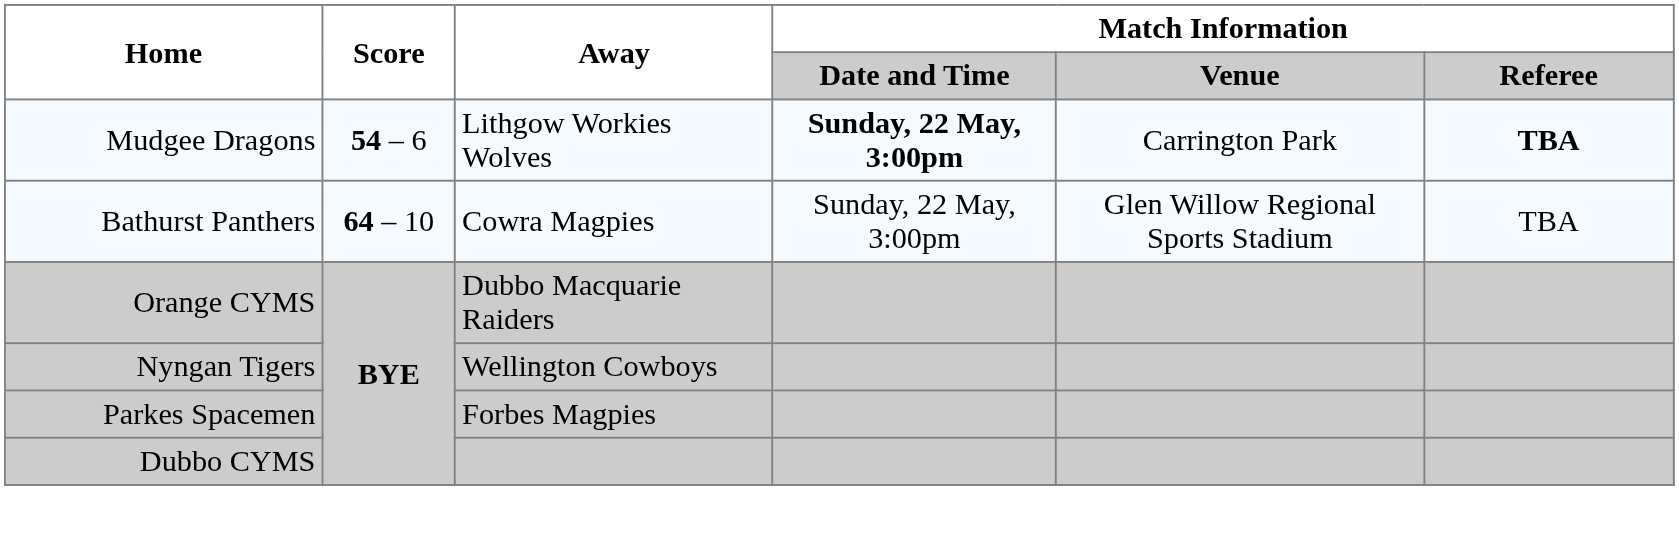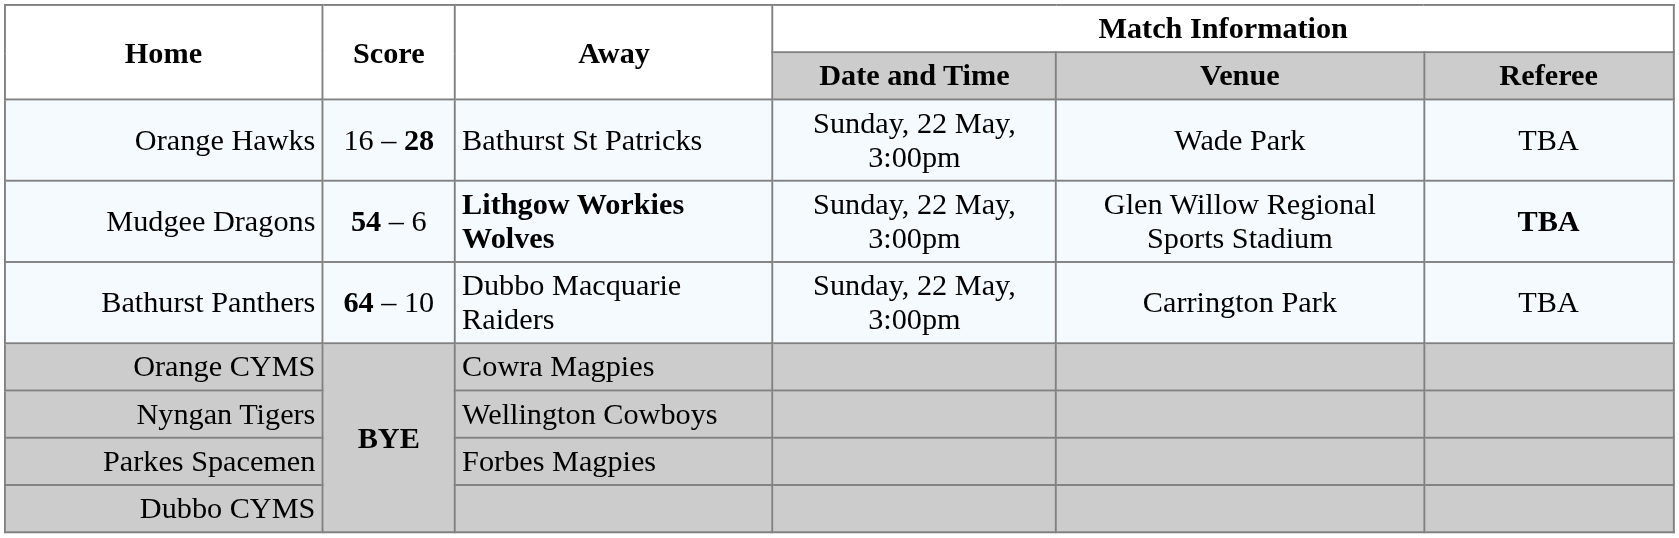+ row: (225, 139)
(567, 139) normal -> (573, 220) bold
(914, 139) bold -> (914, 220) normal
(1240, 139) Carrington Park -> (1240, 220) Glen Willow Regional Sports Stadium
(558, 220) Cowra Magpies -> (572, 302) Dubbo Macquarie Raiders
(1240, 220) Glen Willow Regional Sports Stadium -> (1240, 302) Carrington Park
(572, 302) Dubbo Macquarie Raiders -> (558, 366) Cowra Magpies
